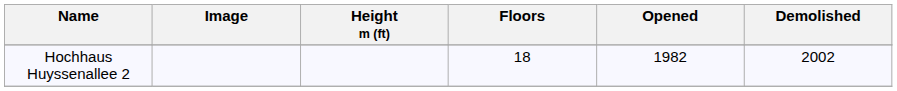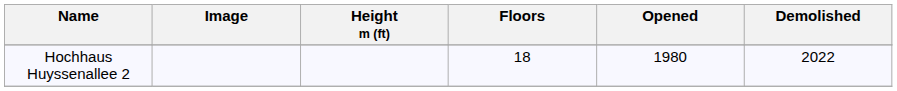(670, 57) 1982 -> (670, 57) 1980
(818, 57) 2002 -> (818, 57) 2022
